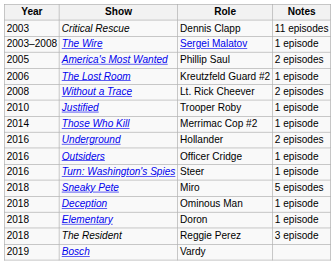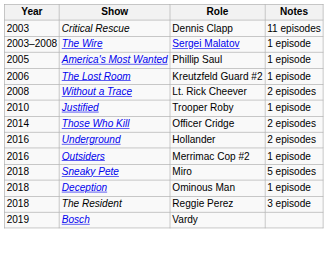(299, 60) 2 episodes -> (289, 60) 1 episode
(219, 124) Merrimac Cop #2 -> (203, 124) Officer Cridge
(297, 124) 1 episode -> (292, 124) 2 episodes
(211, 156) Officer Cridge -> (211, 156) Merrimac Cop #2
- row: (119, 172)
- row: (87, 220)
